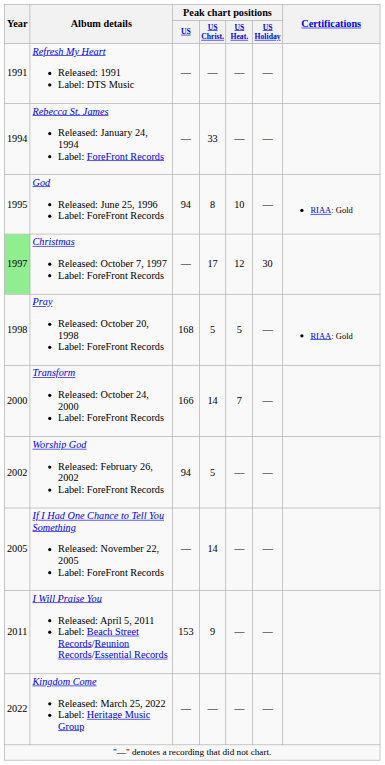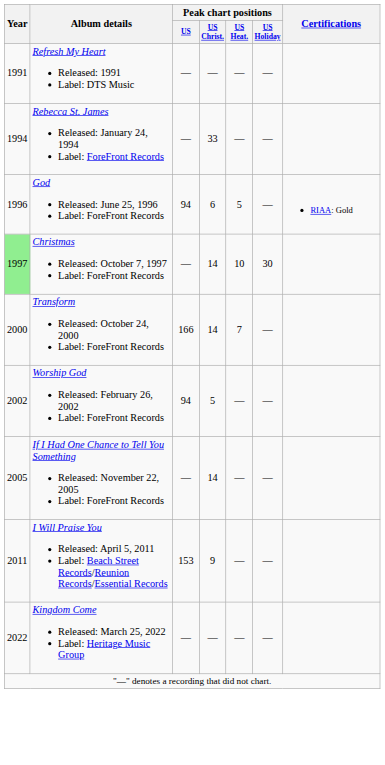(17, 204) 1995 -> (17, 204) 1996
(213, 204) 8 -> (213, 204) 6
(239, 204) 10 -> (239, 204) 5
(213, 264) 17 -> (213, 264) 14
(239, 264) 12 -> (239, 264) 10
- row: (101, 325)
